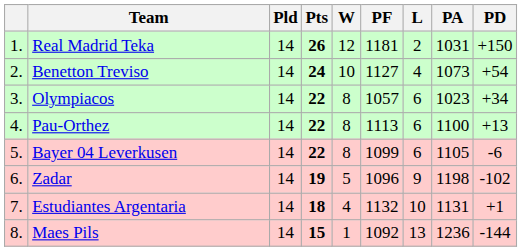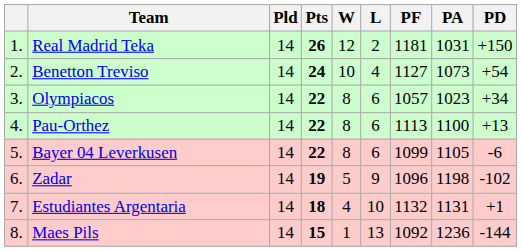columns swapped: (417, 17) <-> (382, 17)
